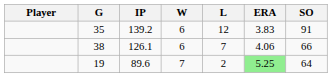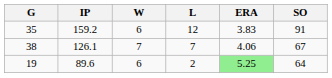- column: (41, 13)
(140, 30) 139.2 -> (85, 30) 159.2
(182, 47) 6 -> (139, 47) 7
(306, 47) 66 -> (300, 47) 67
(182, 64) 7 -> (139, 64) 6
